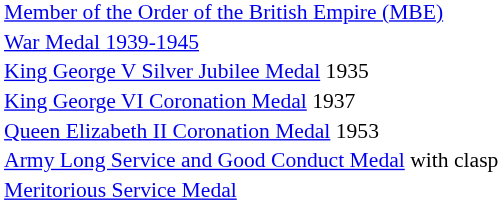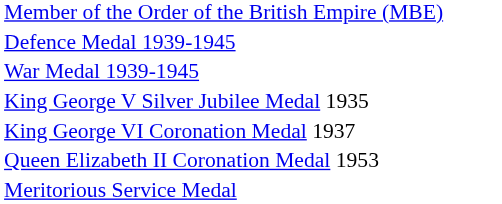+ row: (120, 41)
- row: (251, 160)
